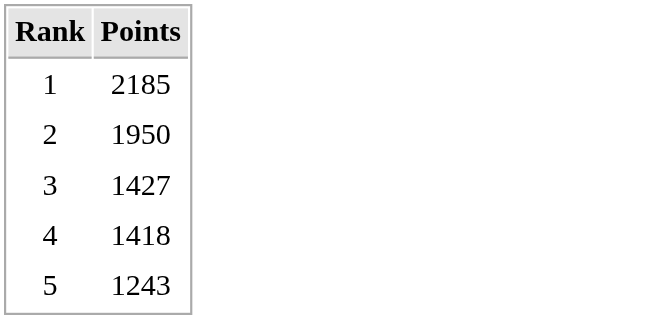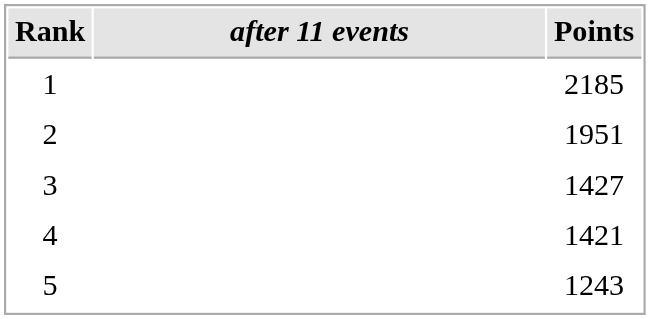+ column: (320, 31)
(141, 134) 1950 -> (594, 134) 1951
(141, 235) 1418 -> (594, 235) 1421
